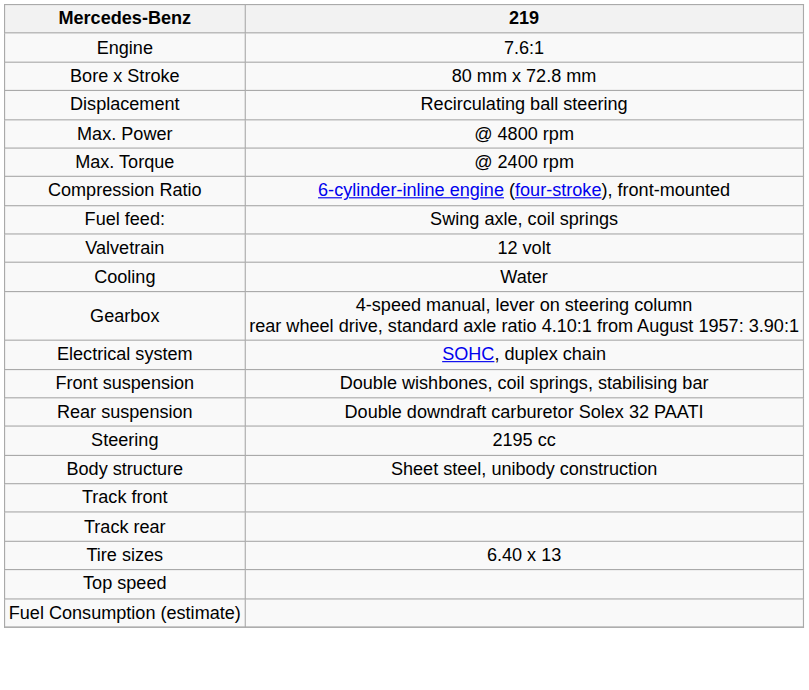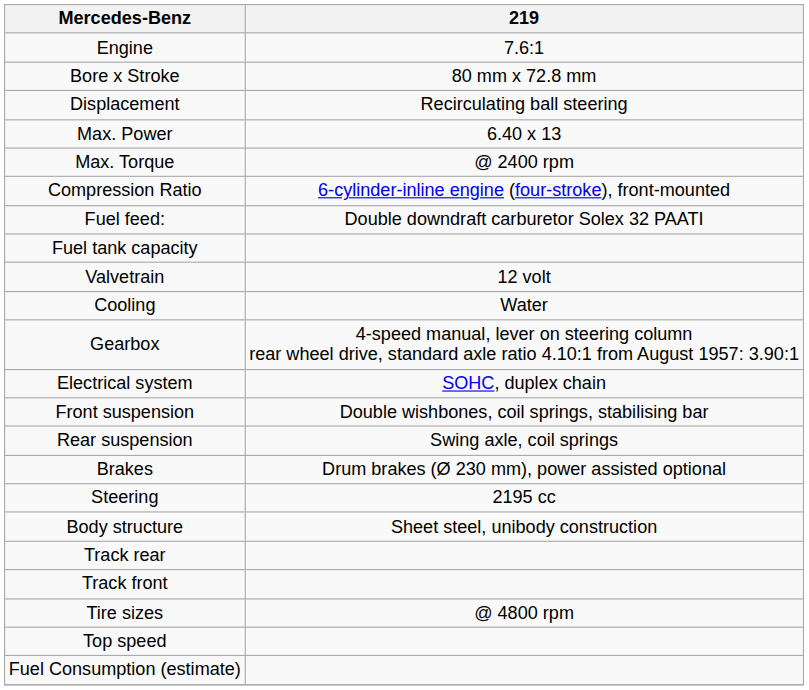(524, 133) @ 4800 rpm -> (524, 133) 6.40 x 13
(524, 219) Swing axle, coil springs -> (524, 219) Double downdraft carburetor Solex 32 PAATI
+ row: (125, 248)
(524, 411) Double downdraft carburetor Solex 32 PAATI -> (524, 440) Swing axle, coil springs
+ row: (125, 469)
rows swapped: (125, 497) <-> (125, 526)
(524, 555) 6.40 x 13 -> (524, 612) @ 4800 rpm
